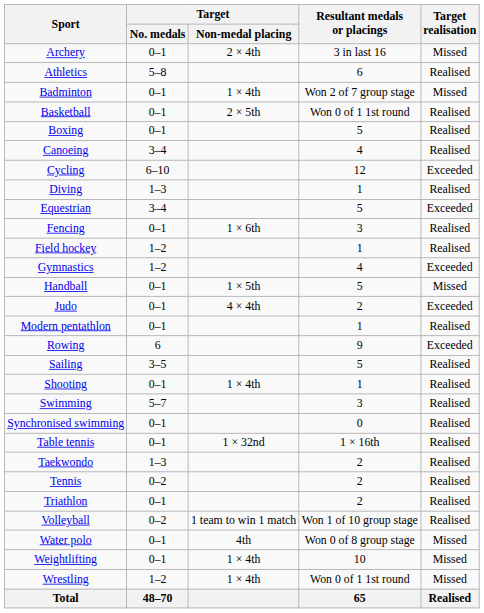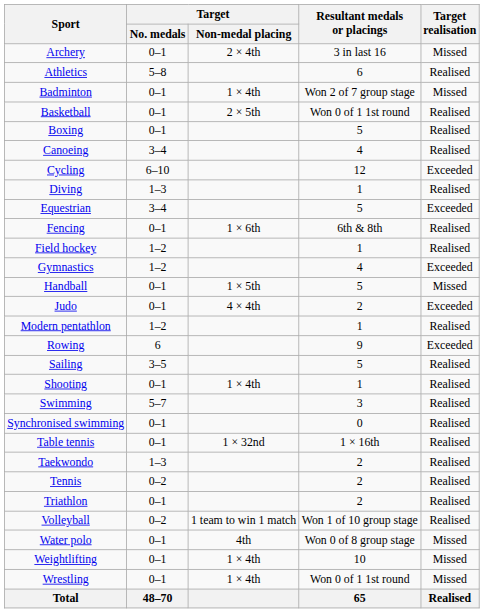(360, 228) 3 -> (360, 228) 6th & 8th
(158, 326) 0–1 -> (158, 326) 1–2
(158, 579) 1–2 -> (158, 579) 0–1
